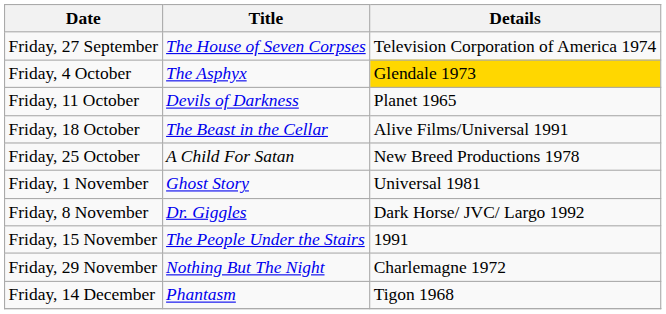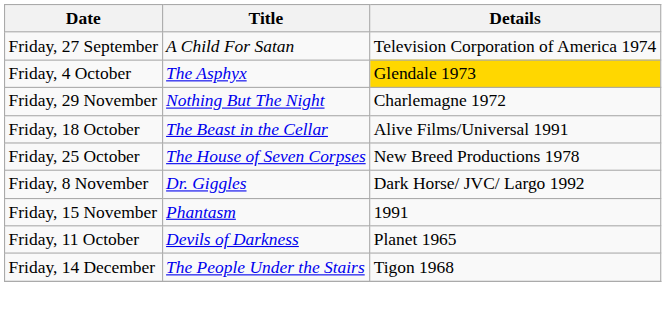(266, 45) The House of Seven Corpses -> (230, 45) A Child For Satan
rows swapped: (74, 101) <-> (83, 267)
(230, 156) A Child For Satan -> (266, 156) The House of Seven Corpses
- row: (78, 184)
(265, 239) The People Under the Stairs -> (201, 211) Phantasm
(201, 294) Phantasm -> (265, 267) The People Under the Stairs
